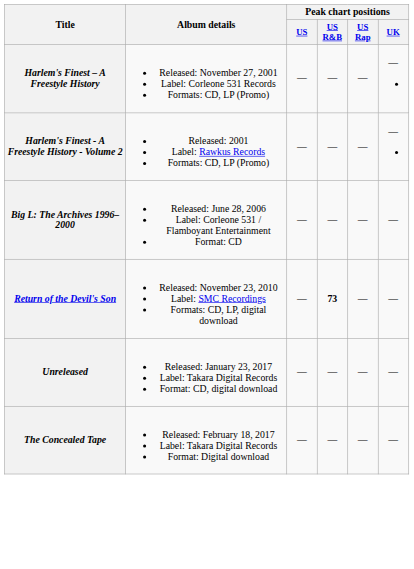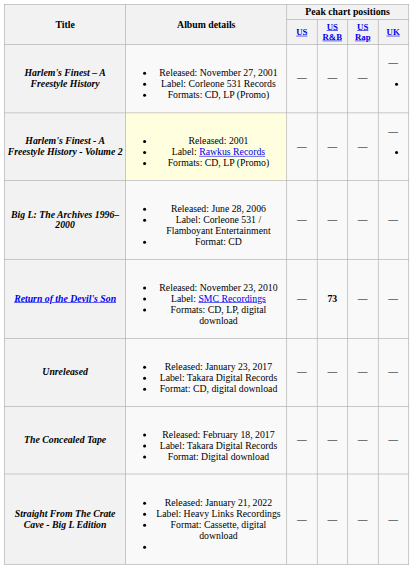(206, 152) no background -> (206, 152) lightyellow background
+ row: (65, 519)
